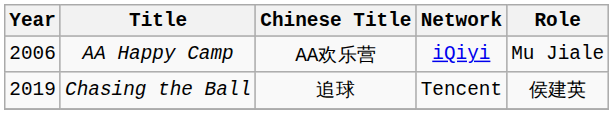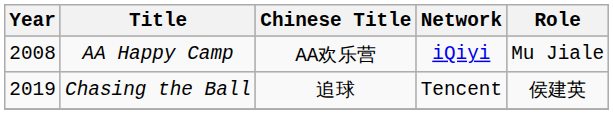(33, 54) 2006 -> (33, 54) 2008
